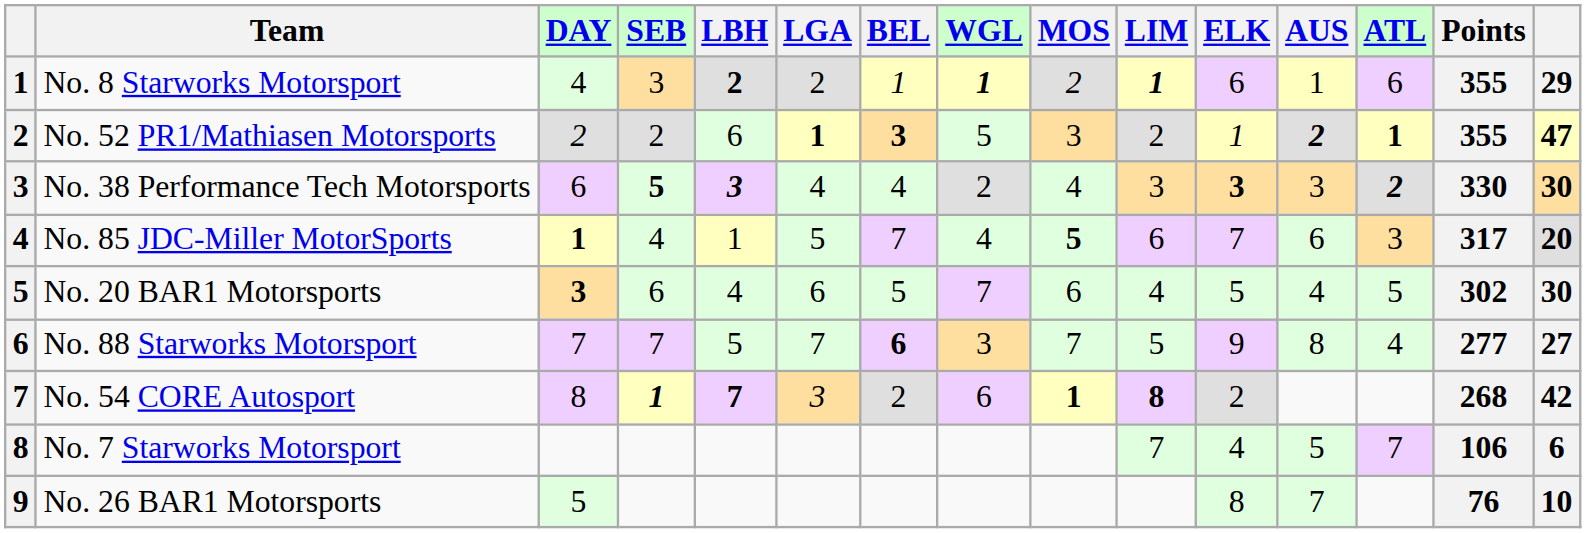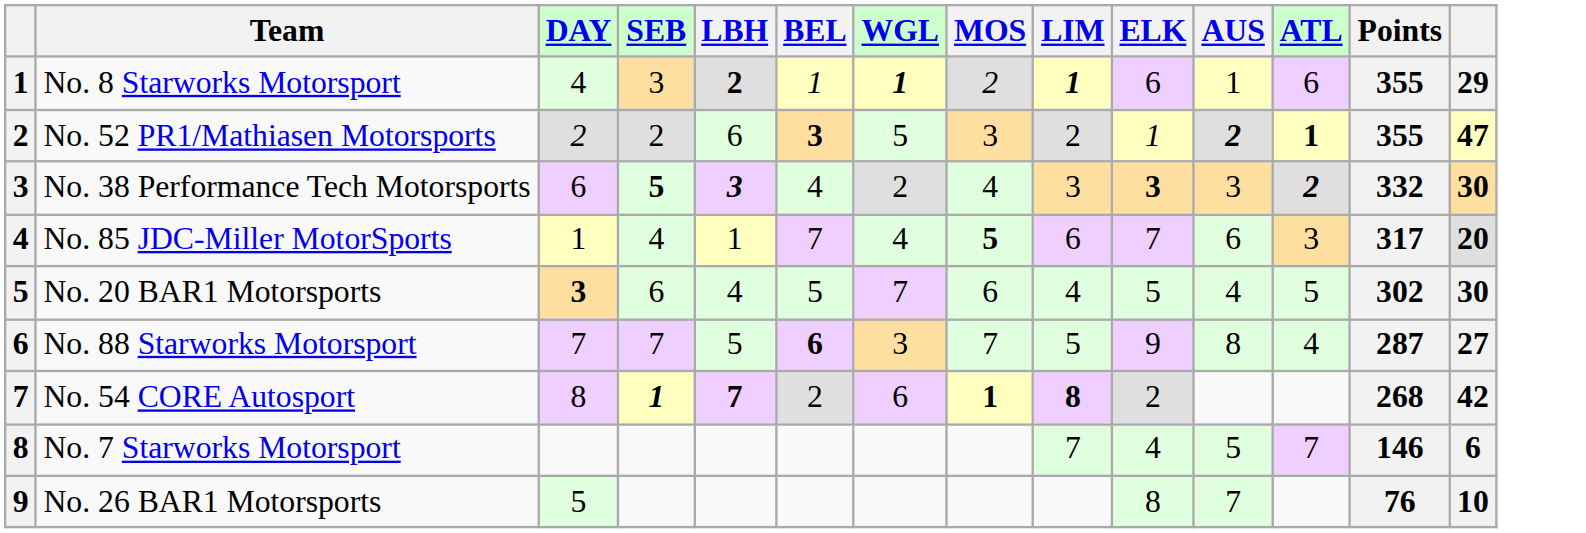- column: (817, 30)
(1483, 187) 330 -> (1400, 187) 332
(579, 239) bold -> (579, 239) normal
(1483, 343) 277 -> (1400, 343) 287
(1483, 448) 106 -> (1400, 448) 146
